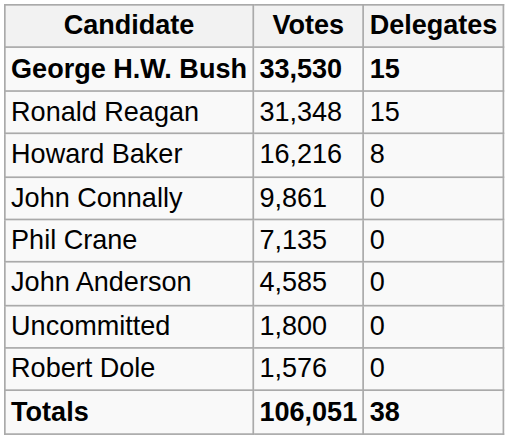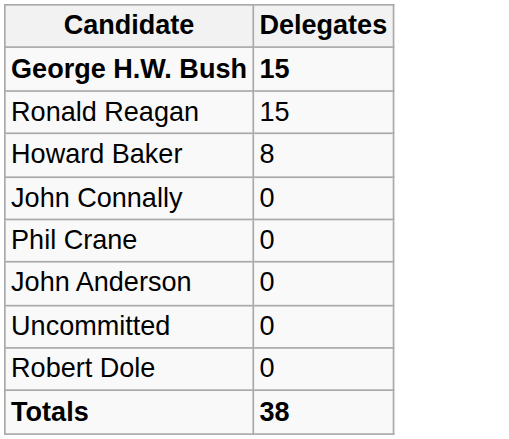- column: (308, 25)
